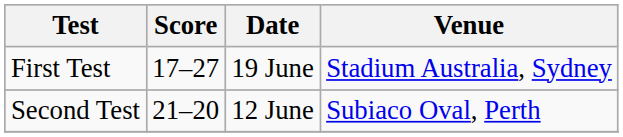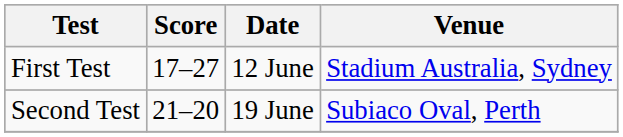(273, 68) 19 June -> (273, 68) 12 June
(273, 110) 12 June -> (273, 110) 19 June
